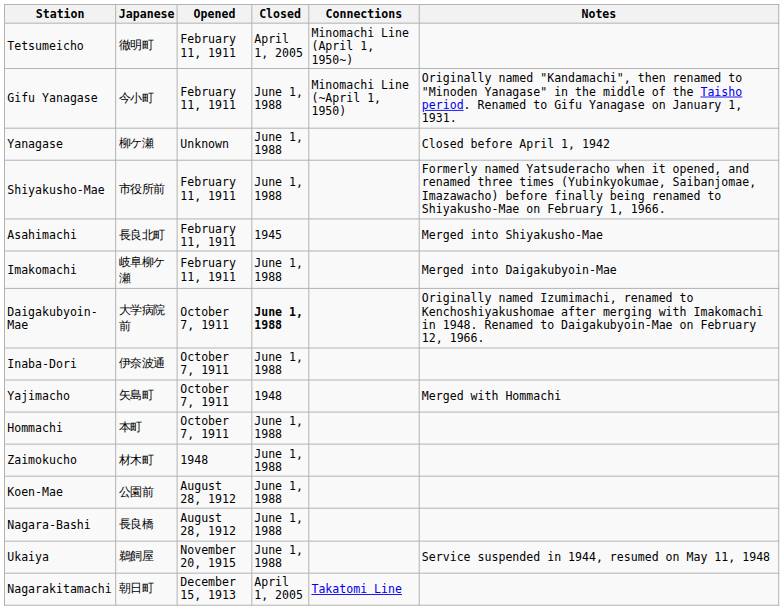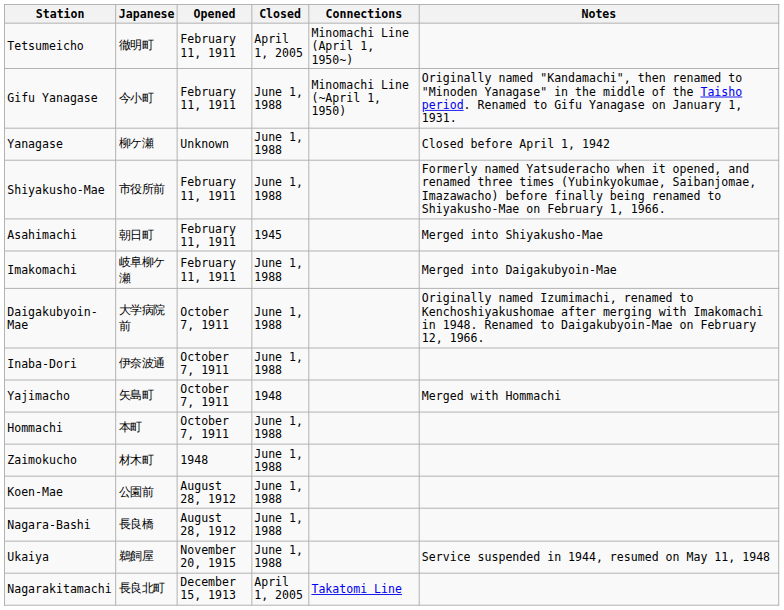(142, 235) 長良北町 -> (136, 235) 朝日町
(279, 318) bold -> (279, 318) normal
(136, 589) 朝日町 -> (142, 589) 長良北町
